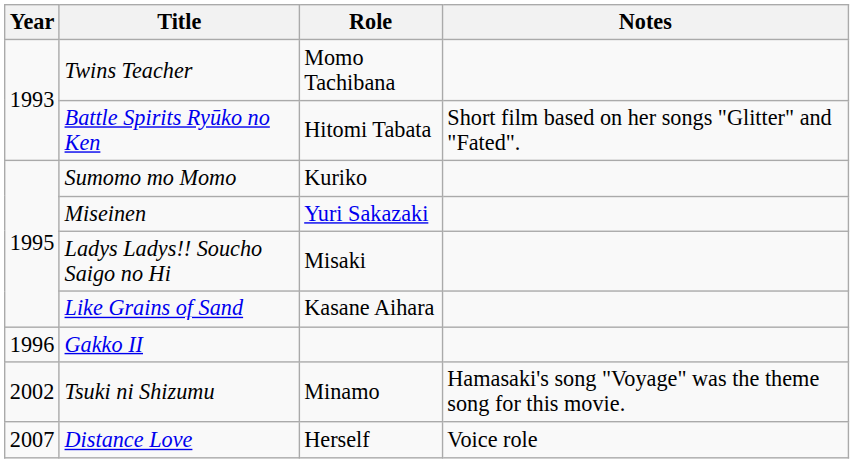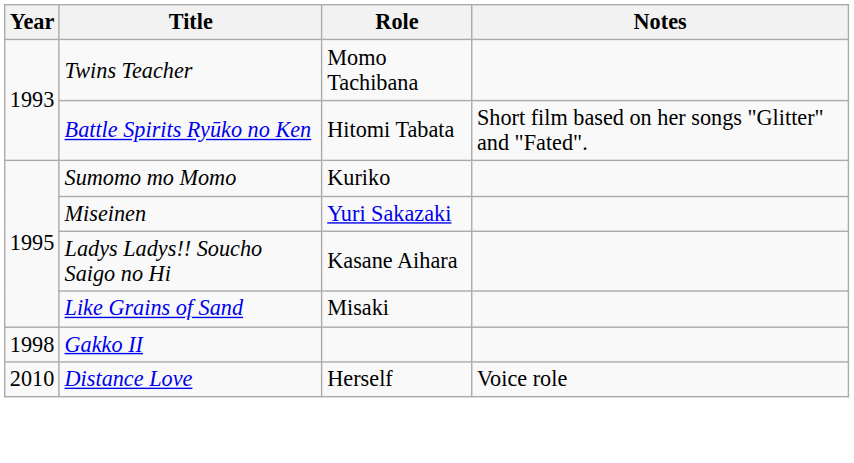(335, 261) Misaki -> (392, 261) Kasane Aihara
(369, 308) Kasane Aihara -> (358, 308) Misaki
(32, 344) 1996 -> (32, 344) 1998
- row: (140, 391)
(32, 439) 2007 -> (32, 379) 2010
